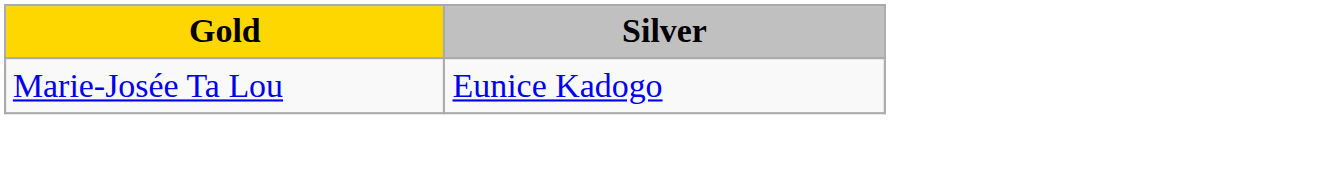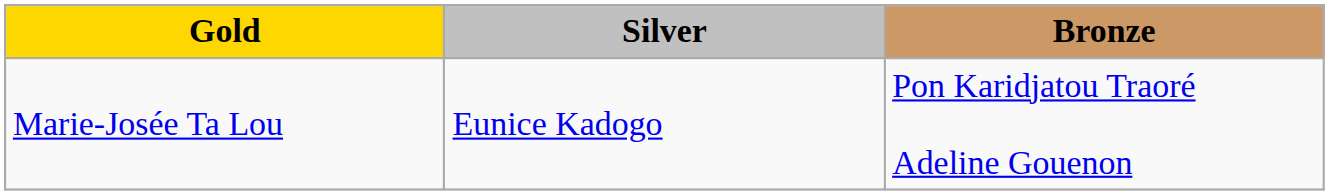+ column: (1104, 31)
